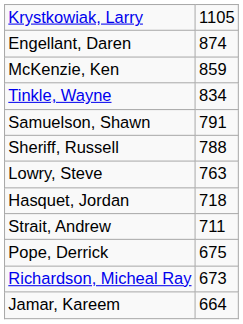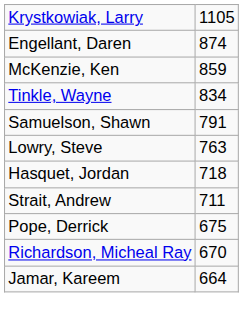- row: (64, 148)
(213, 278) 673 -> (213, 252) 670
